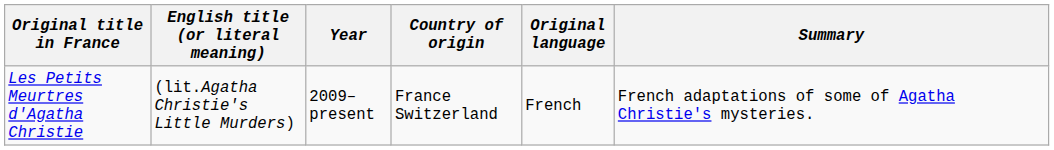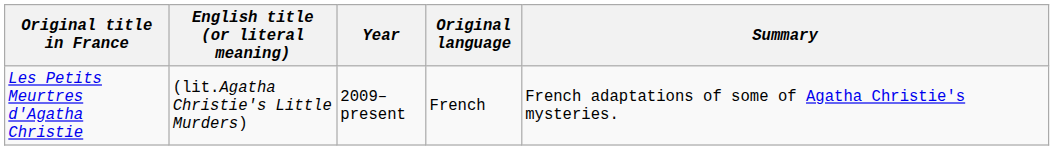- column: (456, 35)
